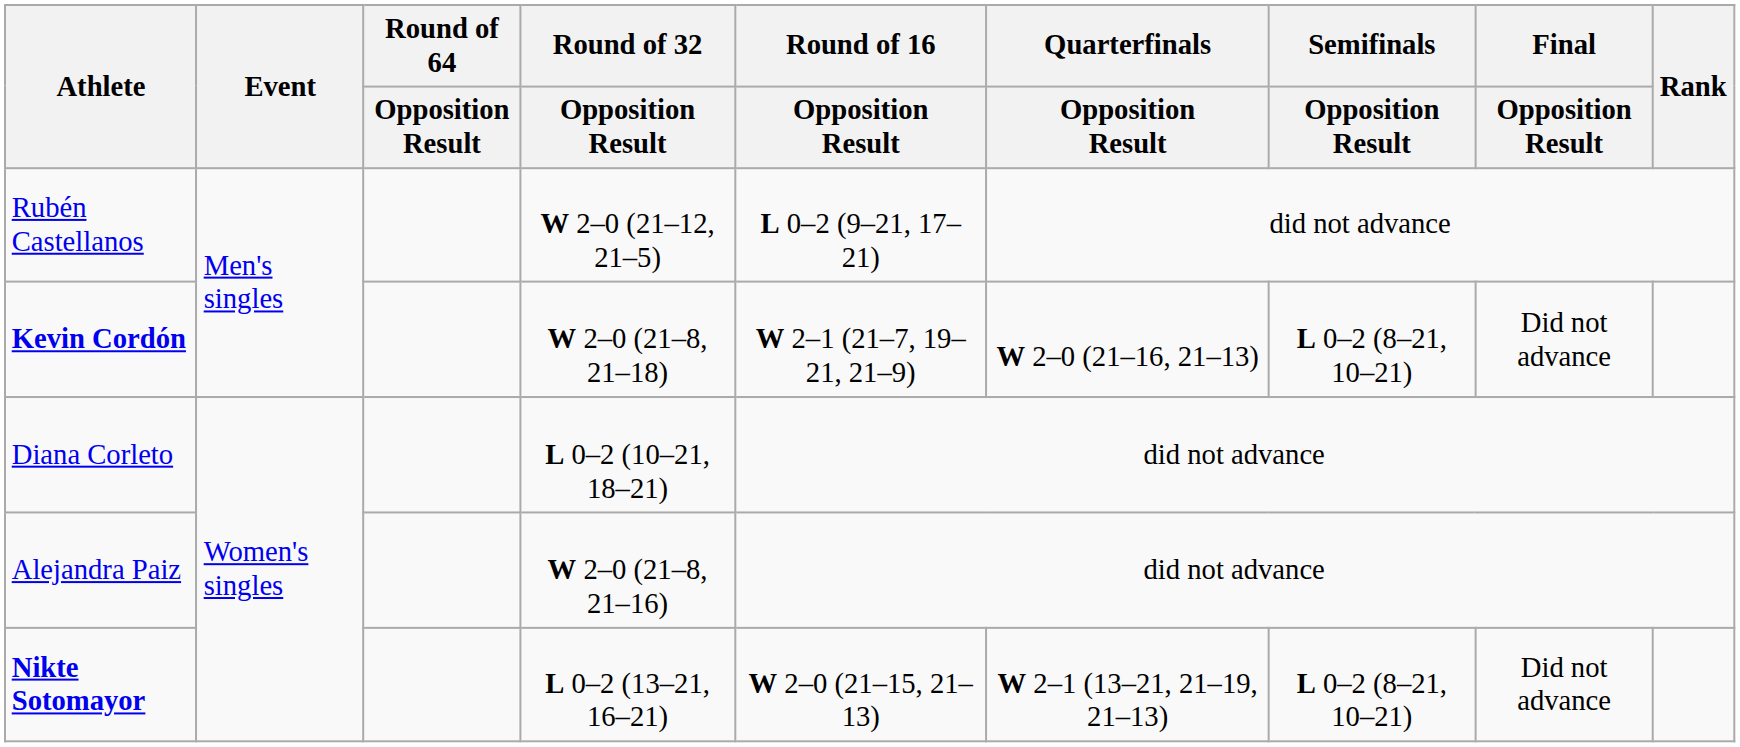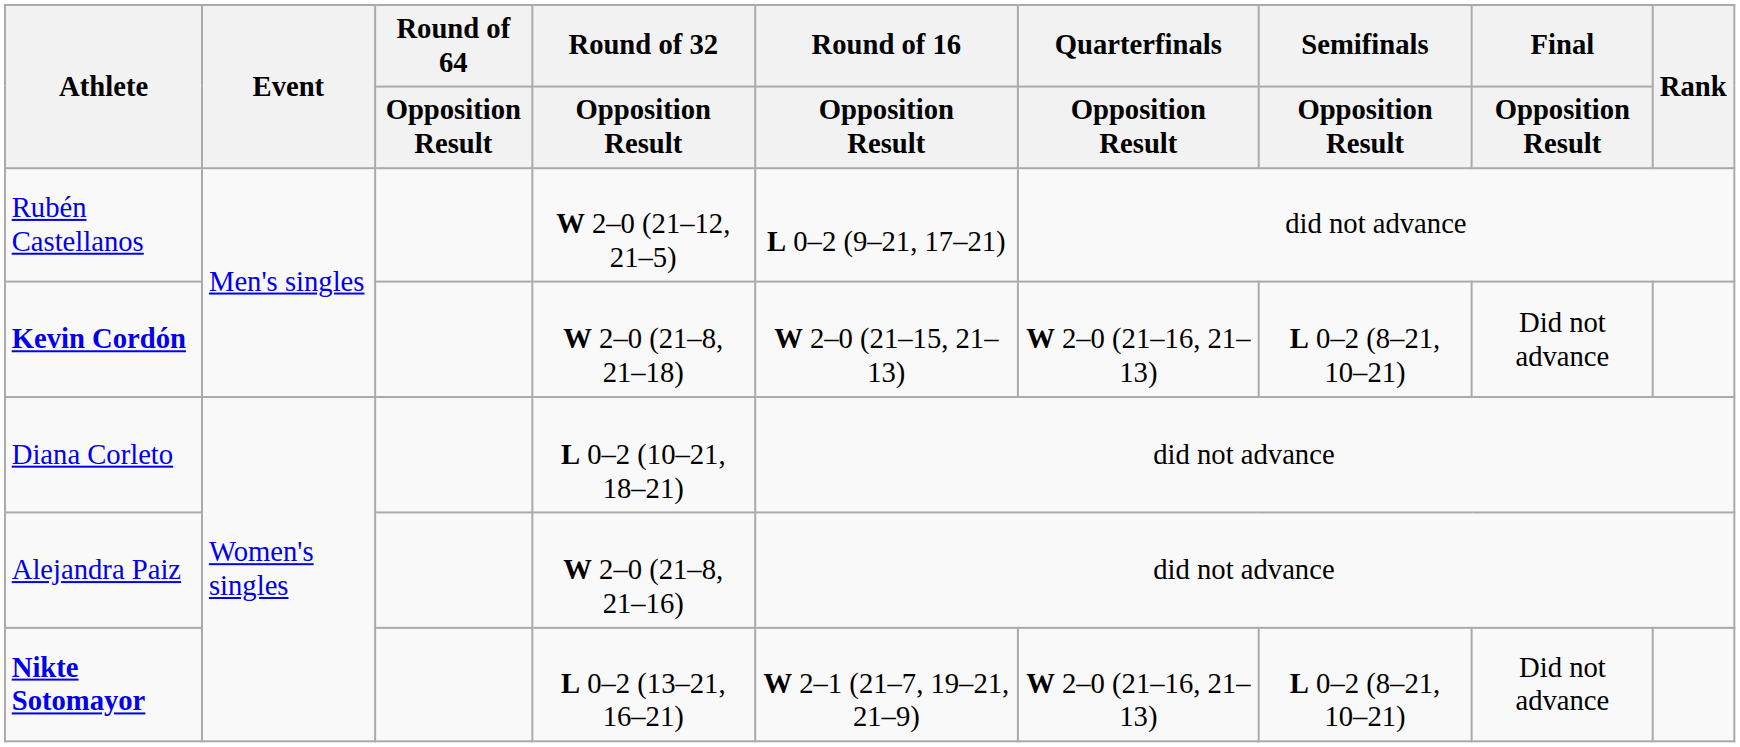(861, 356) W 2–1 (21–7, 19–21, 21–9) -> (886, 356) W 2–0 (21–15, 21–13)
(861, 701) W 2–0 (21–15, 21–13) -> (886, 701) W 2–1 (21–7, 19–21, 21–9)
(1128, 701) W 2–1 (13–21, 21–19, 21–13) -> (1138, 701) W 2–0 (21–16, 21–13)
